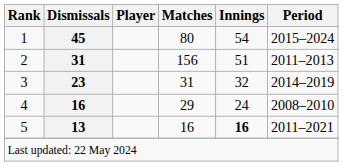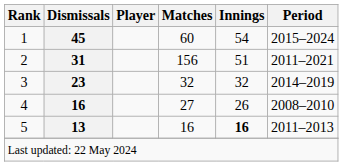(187, 37) 80 -> (187, 37) 60
(302, 60) 2011–2013 -> (302, 60) 2011–2021
(187, 82) 31 -> (187, 82) 32
(187, 104) 29 -> (187, 104) 27
(242, 104) 24 -> (242, 104) 26
(302, 127) 2011–2021 -> (302, 127) 2011–2013
